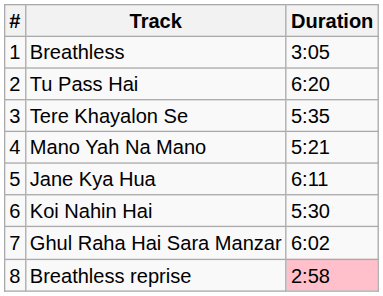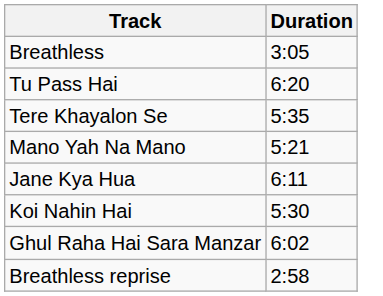- column: (15, 21)
(310, 275) pink background -> (290, 275) no background
